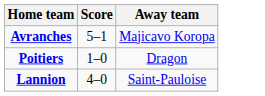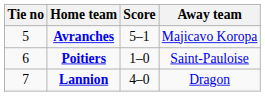+ column: (26, 15)
(167, 58) Dragon -> (210, 58) Saint-Pauloise
(167, 79) Saint-Pauloise -> (210, 79) Dragon
